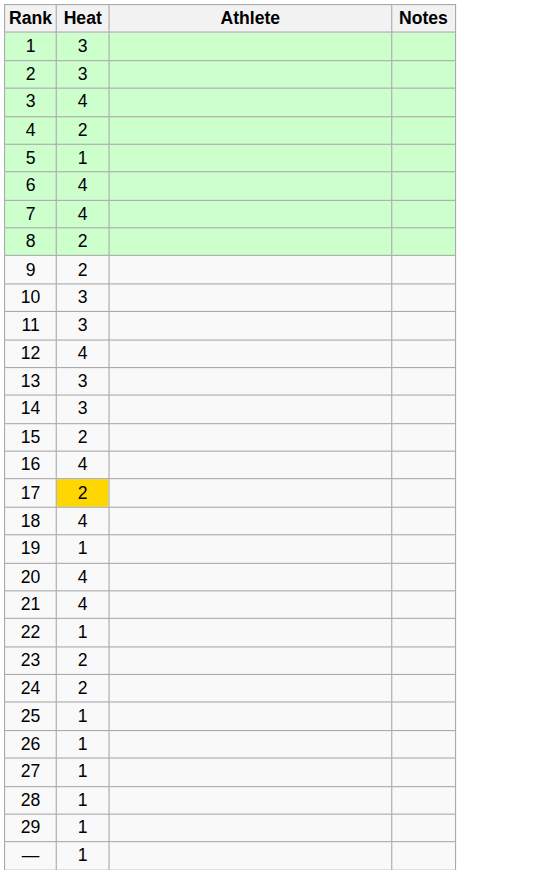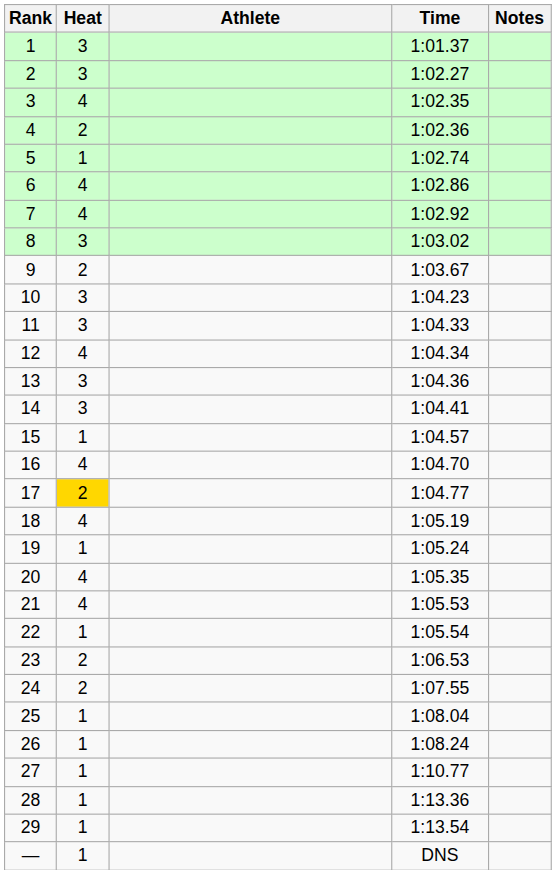+ column: (440, 18)
(83, 241) 2 -> (83, 241) 3
(83, 437) 2 -> (83, 437) 1
